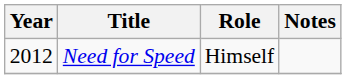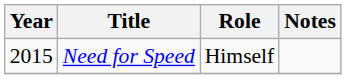(31, 55) 2012 -> (31, 55) 2015
